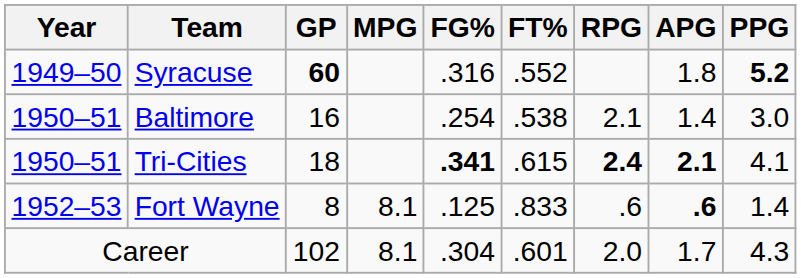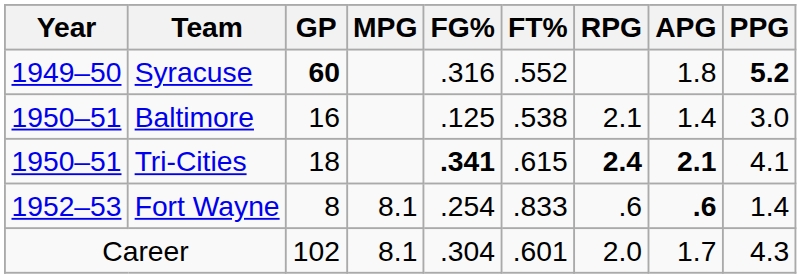(467, 117) .254 -> (467, 117) .125
(467, 207) .125 -> (467, 207) .254
